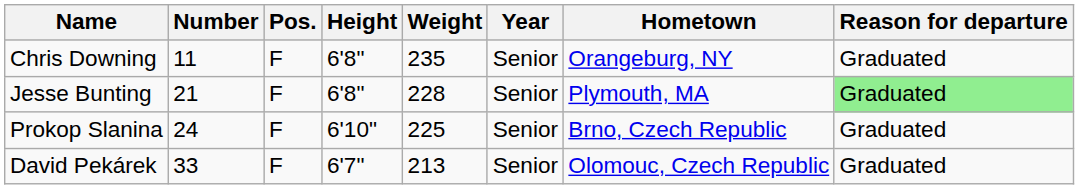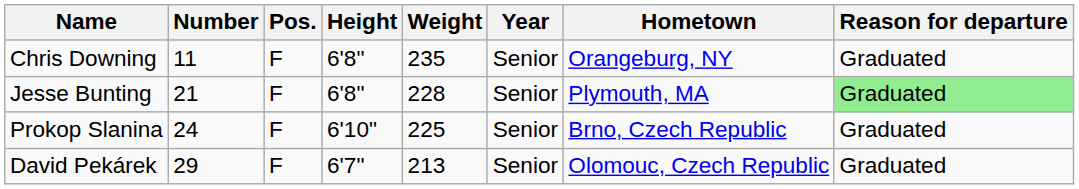(186, 165) 33 -> (186, 165) 29
